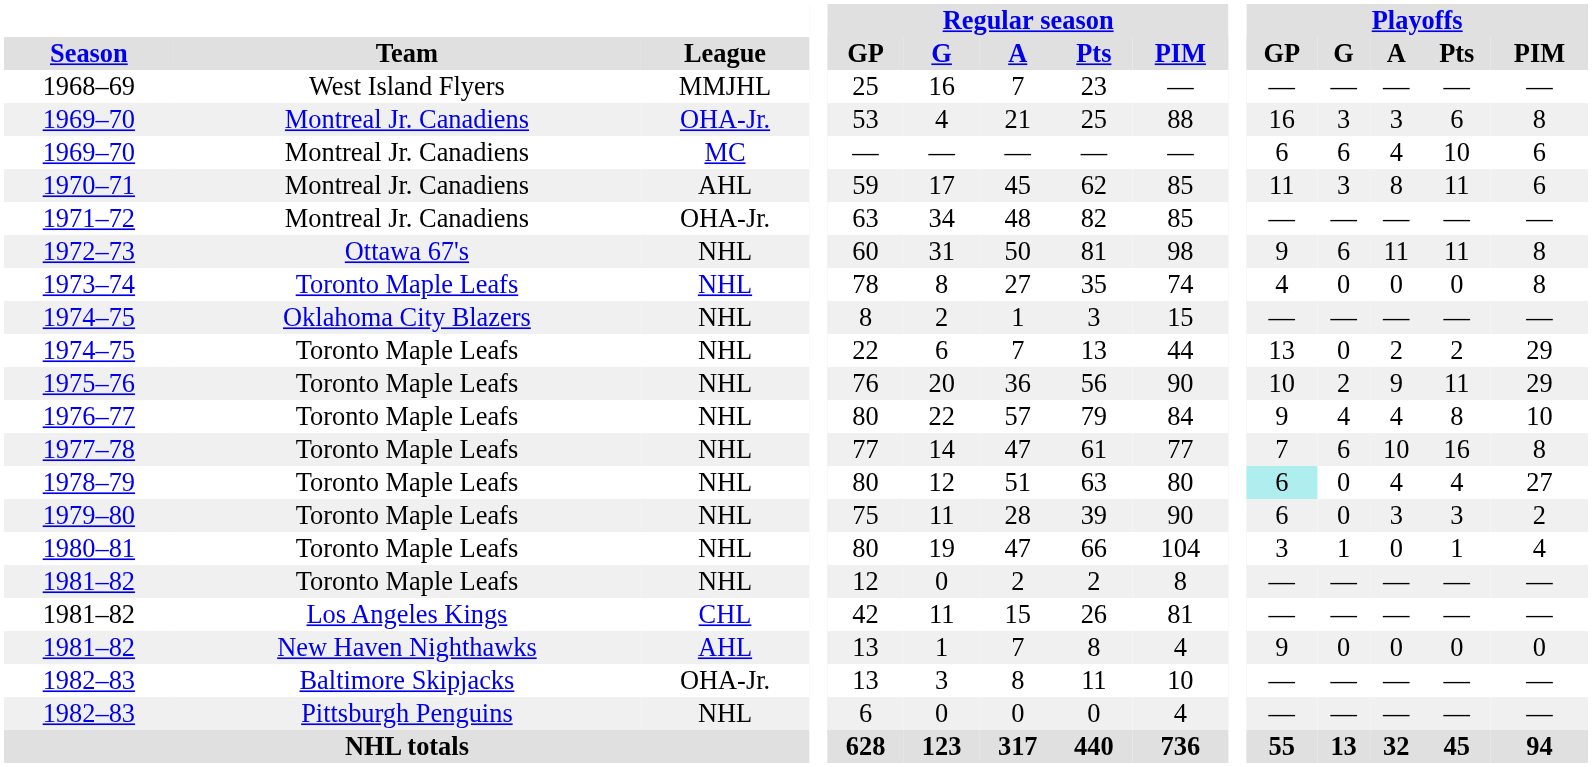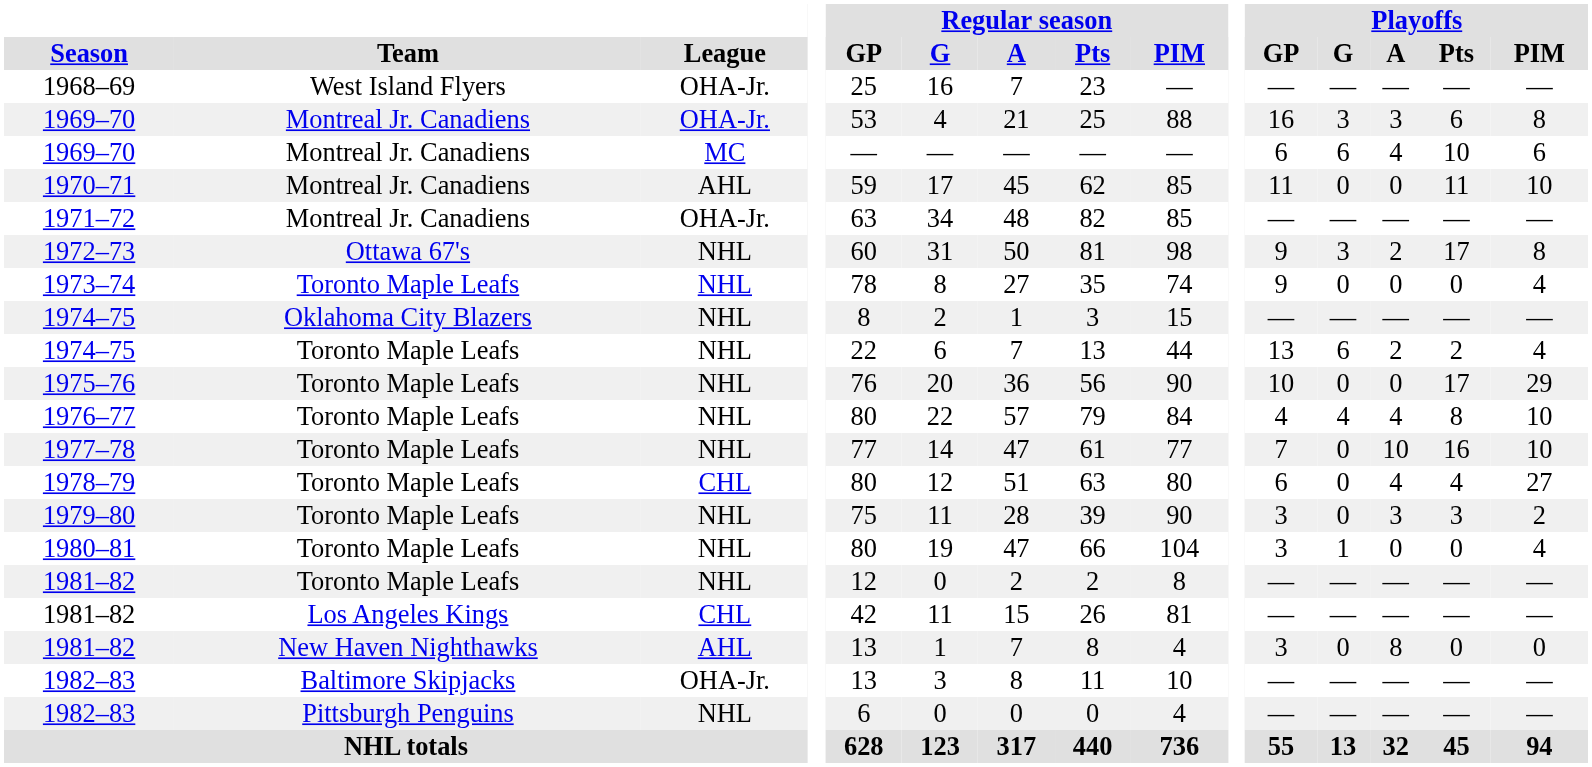(725, 86) MMJHL -> (725, 86) OHA-Jr.
(1344, 185) 3 -> (1343, 185) 0
(1396, 185) 8 -> (1396, 185) 0
(1539, 185) 6 -> (1539, 185) 10
(1344, 251) 6 -> (1343, 251) 3
(1396, 251) 11 -> (1396, 251) 2
(1457, 251) 11 -> (1456, 251) 17
(1282, 284) 4 -> (1281, 284) 9
(1539, 284) 8 -> (1539, 284) 4
(1344, 350) 0 -> (1343, 350) 6
(1539, 350) 29 -> (1539, 350) 4
(1344, 383) 2 -> (1343, 383) 0
(1396, 383) 9 -> (1396, 383) 0
(1457, 383) 11 -> (1456, 383) 17
(1282, 416) 9 -> (1281, 416) 4
(1344, 449) 6 -> (1343, 449) 0
(1539, 449) 8 -> (1539, 449) 10
(725, 482) NHL -> (725, 482) CHL
(1282, 482) paleturquoise background -> (1281, 482) no background
(1282, 515) 6 -> (1281, 515) 3
(1457, 548) 1 -> (1456, 548) 0
(1282, 647) 9 -> (1281, 647) 3
(1396, 647) 0 -> (1396, 647) 8
